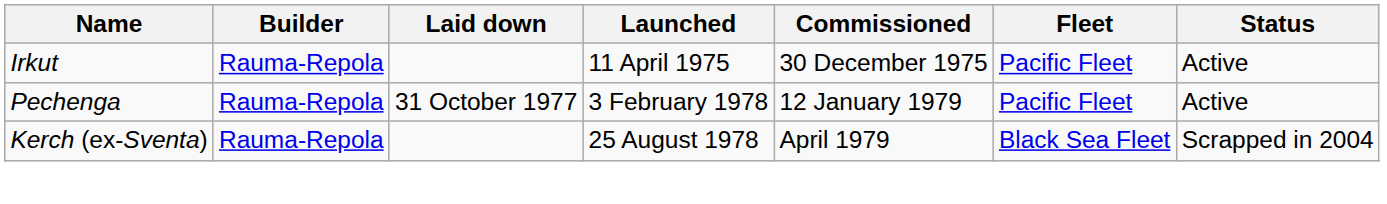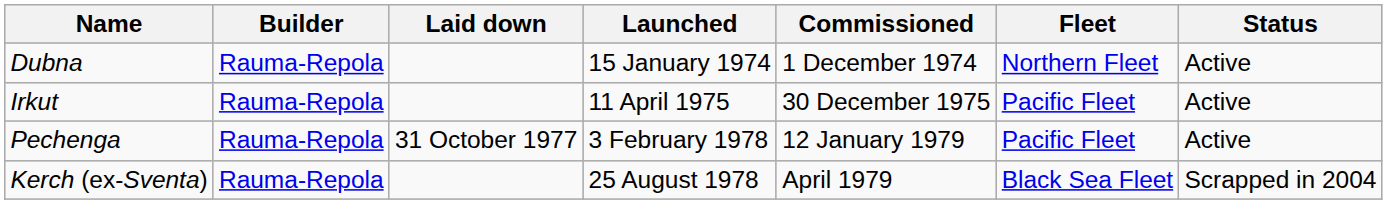+ row: (46, 62)
